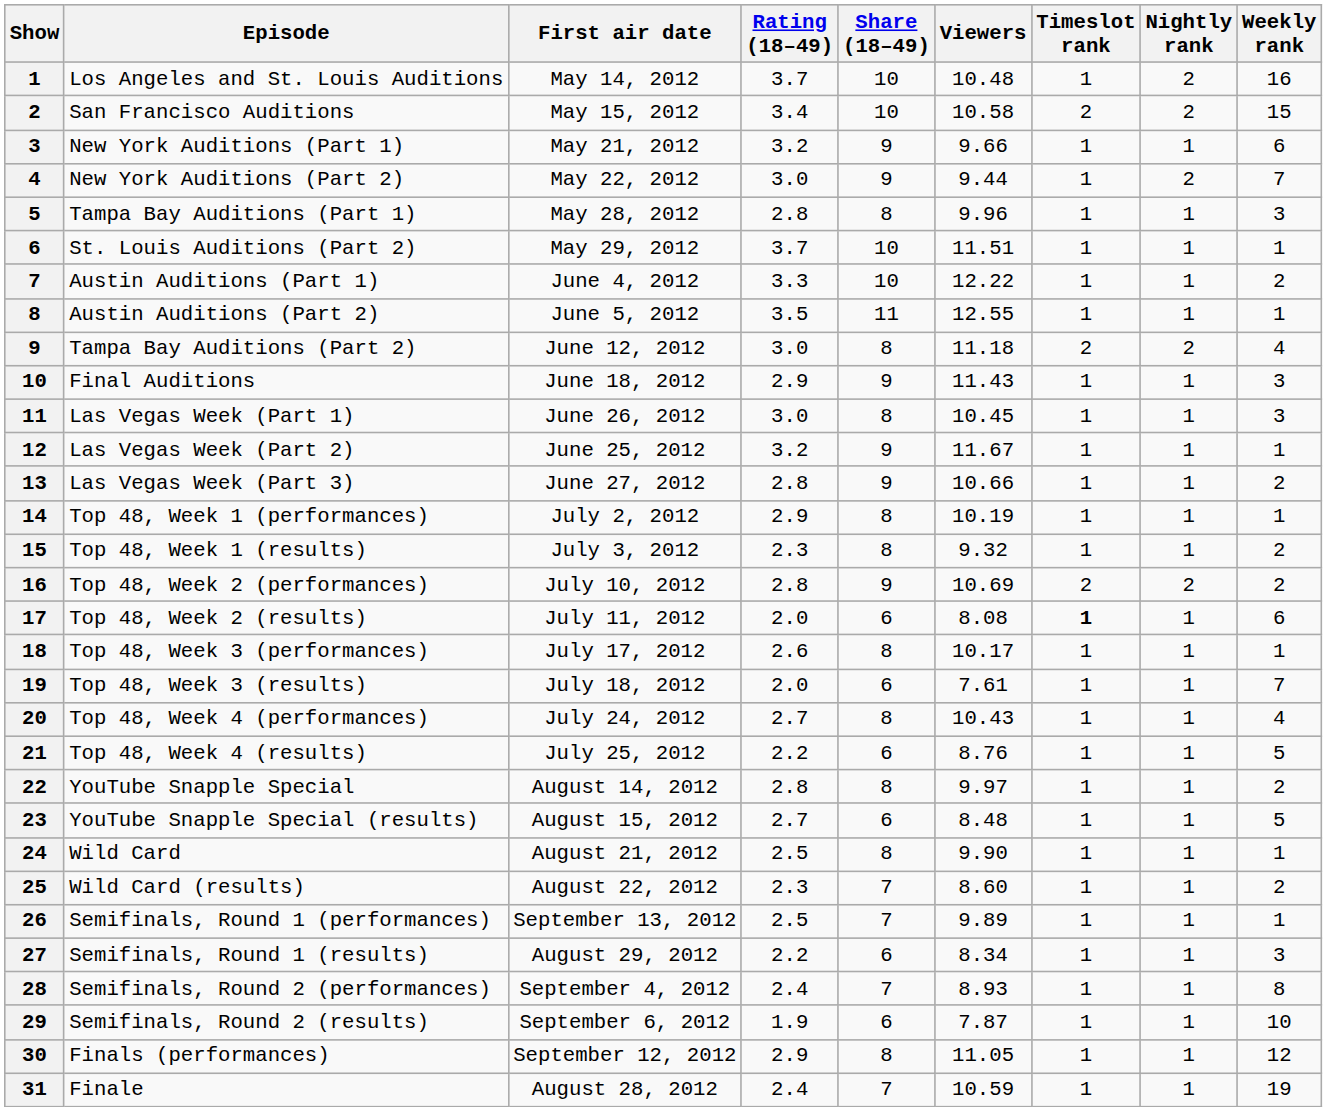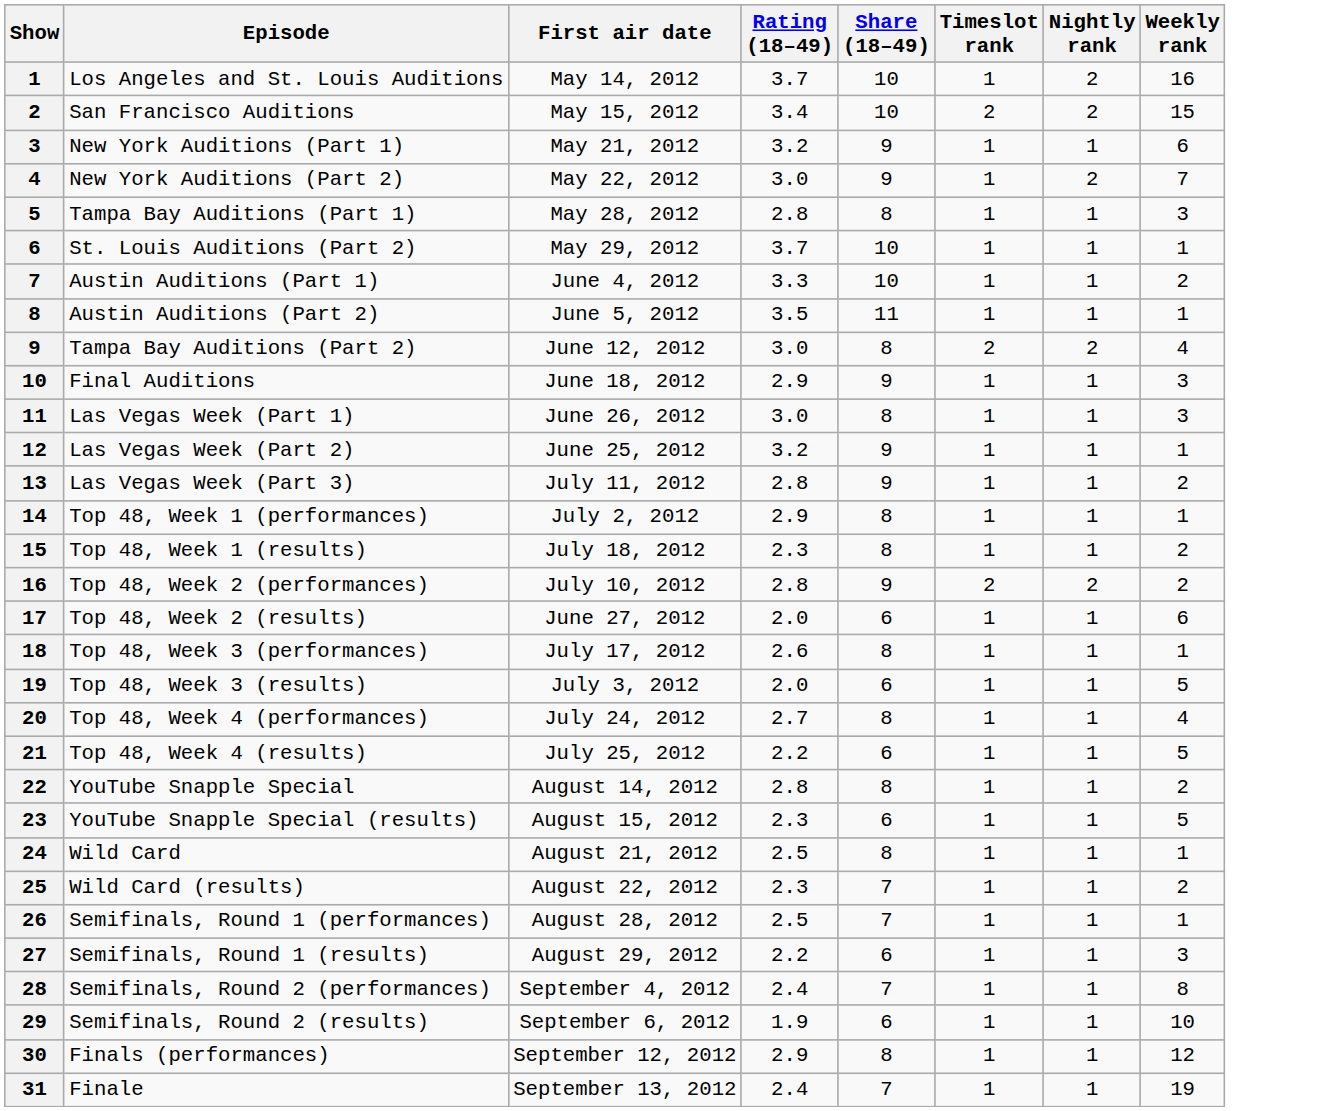- column: (983, 34)
(625, 483) June 27, 2012 -> (625, 483) July 11, 2012
(625, 551) July 3, 2012 -> (625, 551) July 18, 2012
(625, 618) July 11, 2012 -> (625, 618) June 27, 2012
(1086, 618) bold -> (989, 618) normal
(625, 686) July 18, 2012 -> (625, 686) July 3, 2012
(1279, 686) 7 -> (1183, 686) 5
(790, 820) 2.7 -> (790, 820) 2.3
(625, 921) September 13, 2012 -> (625, 921) August 28, 2012
(625, 1090) August 28, 2012 -> (625, 1090) September 13, 2012
